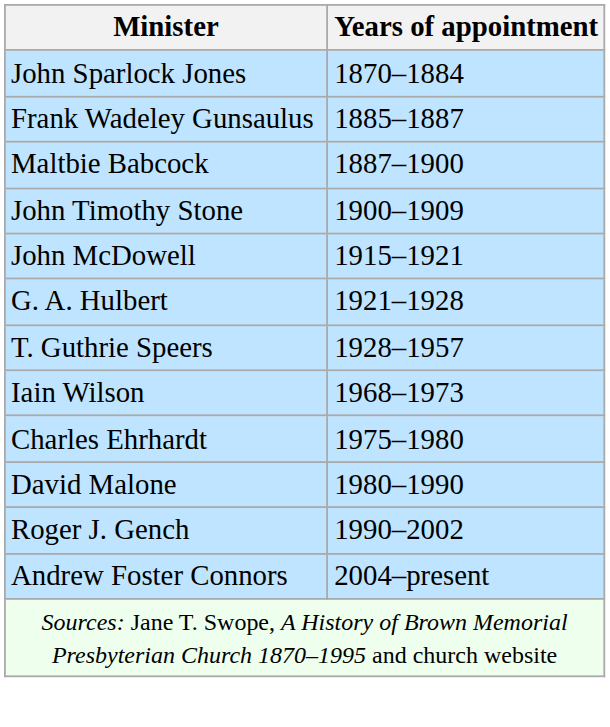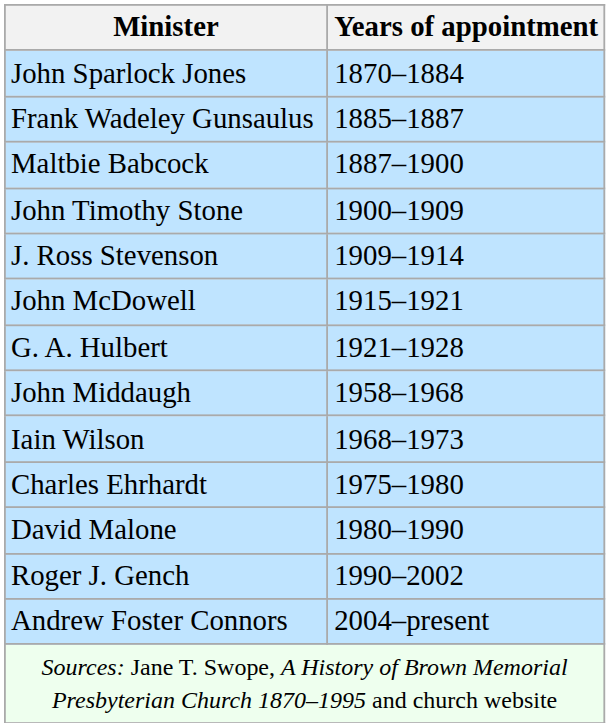+ row: (115, 255)
- row: (112, 347)
+ row: (101, 392)
